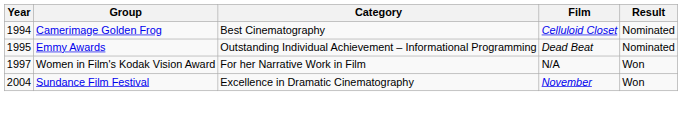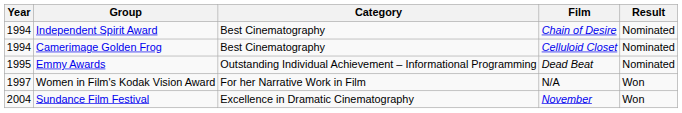+ row: (97, 30)
